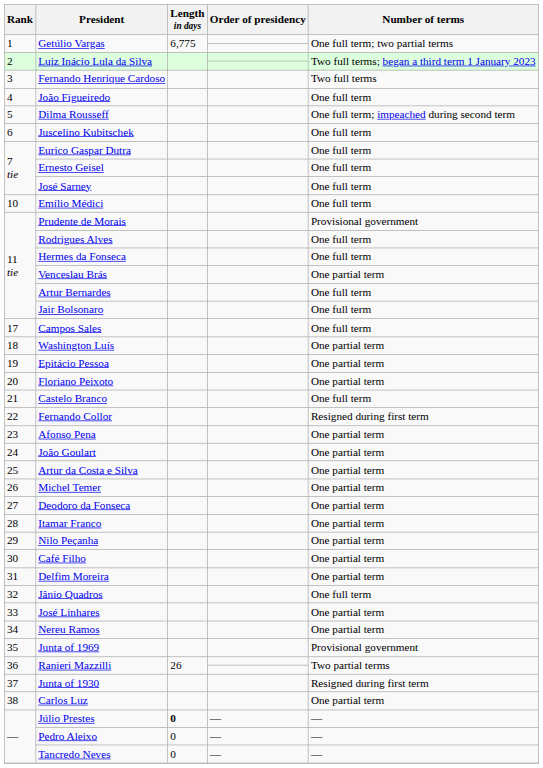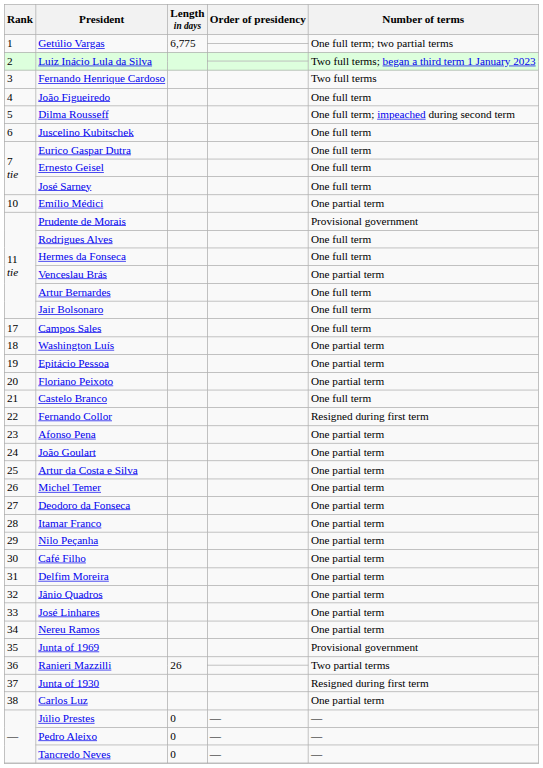(341, 203) One full term -> (348, 203) One partial term
(341, 594) One full term -> (348, 594) One partial term
(173, 718) bold -> (173, 718) normal
